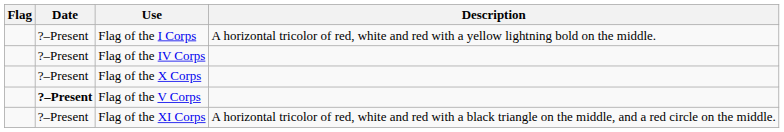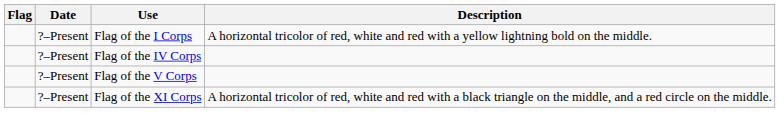- row: (150, 76)
(65, 96) bold -> (63, 76) normal
